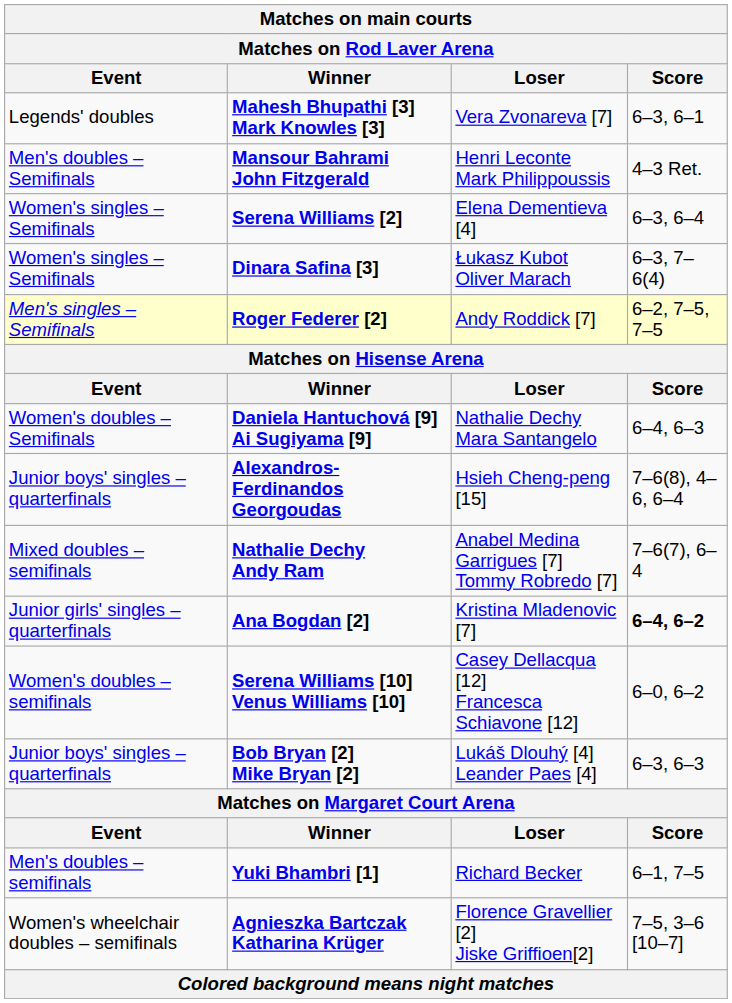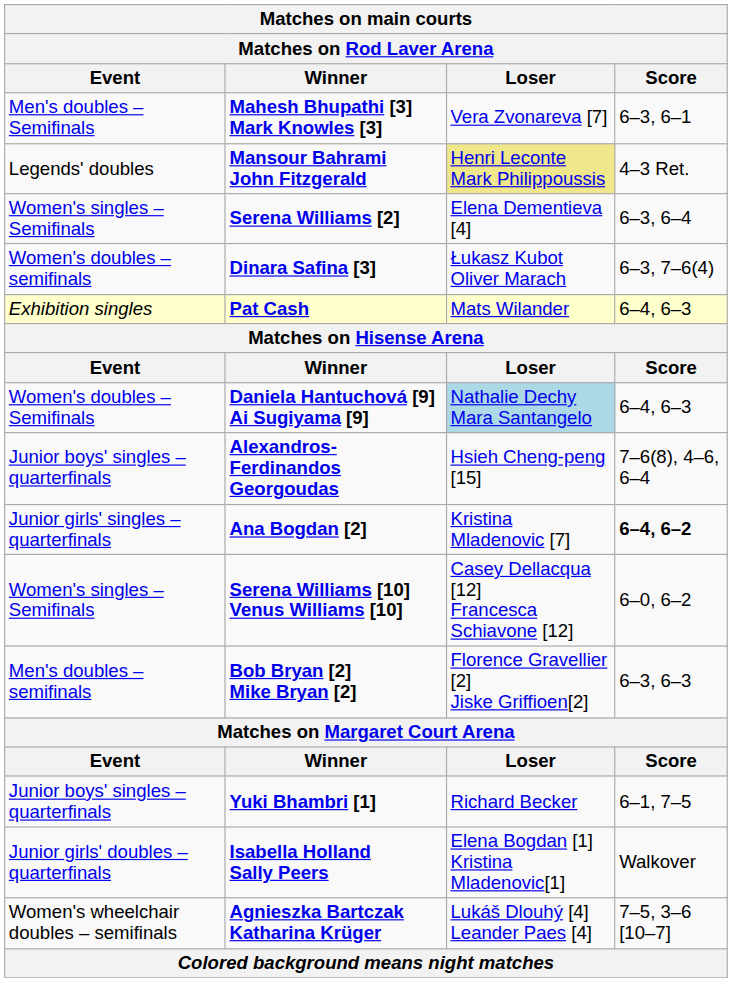(81, 117) Legends' doubles -> (76, 117) Men's doubles – Semifinals
(76, 168) Men's doubles – Semifinals -> (81, 168) Legends' doubles
(533, 168) no background -> (528, 168) khaki background
(86, 268) Women's singles – Semifinals -> (90, 268) Women's doubles – semifinals
- row: (309, 319)
+ row: (269, 308)
(526, 428) no background -> (521, 407) lightblue background
- row: (299, 560)
(90, 692) Women's doubles – semifinals -> (86, 600) Women's singles – Semifinals
(97, 763) Junior boys' singles – quarterfinals -> (76, 681) Men's doubles – semifinals
(526, 763) Lukáš Dlouhý [4] Leander Paes [4] -> (529, 681) Florence Gravellier [2] Jiske Griffioen[2]
(76, 872) Men's doubles – semifinals -> (97, 801) Junior boys' singles – quarterfinals
+ row: (300, 862)
(534, 933) Florence Gravellier [2] Jiske Griffioen[2] -> (521, 923) Lukáš Dlouhý [4] Leander Paes [4]
